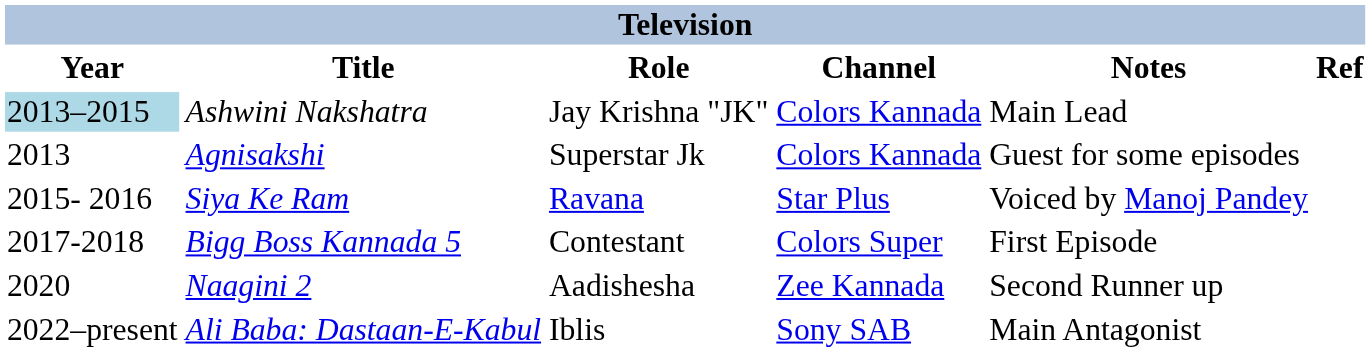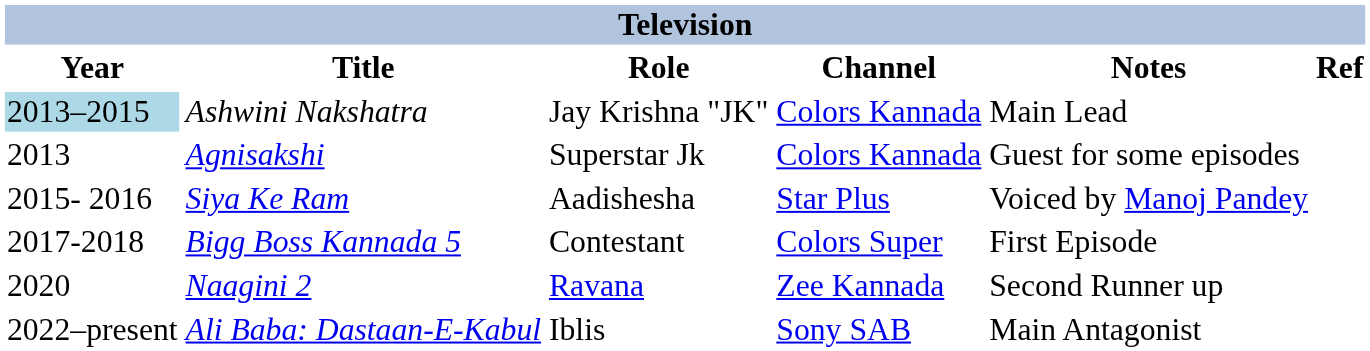(596, 198) Ravana -> (622, 198) Aadishesha
(622, 285) Aadishesha -> (596, 285) Ravana
